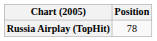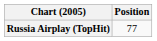(132, 28) 78 -> (132, 28) 77
